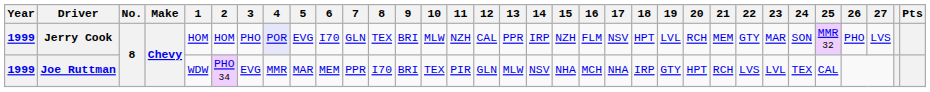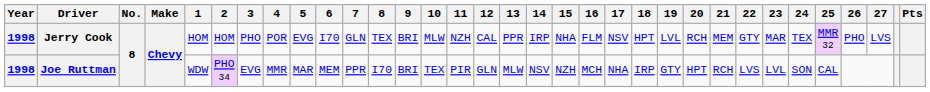(21, 39) 1999 -> (21, 39) 1998
(277, 39) lavender background -> (277, 39) no background
(566, 39) NZH -> (566, 39) NHA
(802, 39) SON -> (802, 39) TEX
(21, 70) 1999 -> (21, 70) 1998
(566, 70) NHA -> (566, 70) NZH
(802, 70) TEX -> (802, 70) SON
